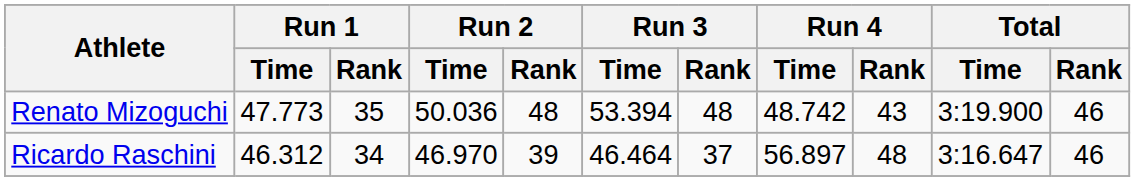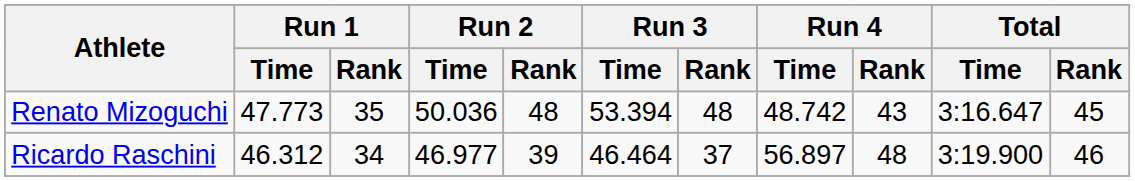(990, 112) 3:19.900 -> (990, 112) 3:16.647
(1089, 112) 46 -> (1089, 112) 45
(456, 155) 46.970 -> (456, 155) 46.977
(990, 155) 3:16.647 -> (990, 155) 3:19.900
